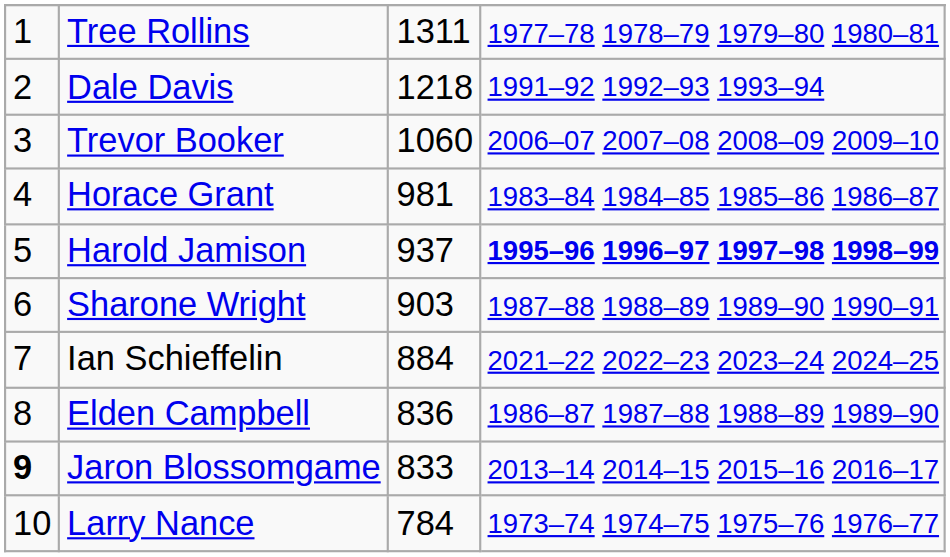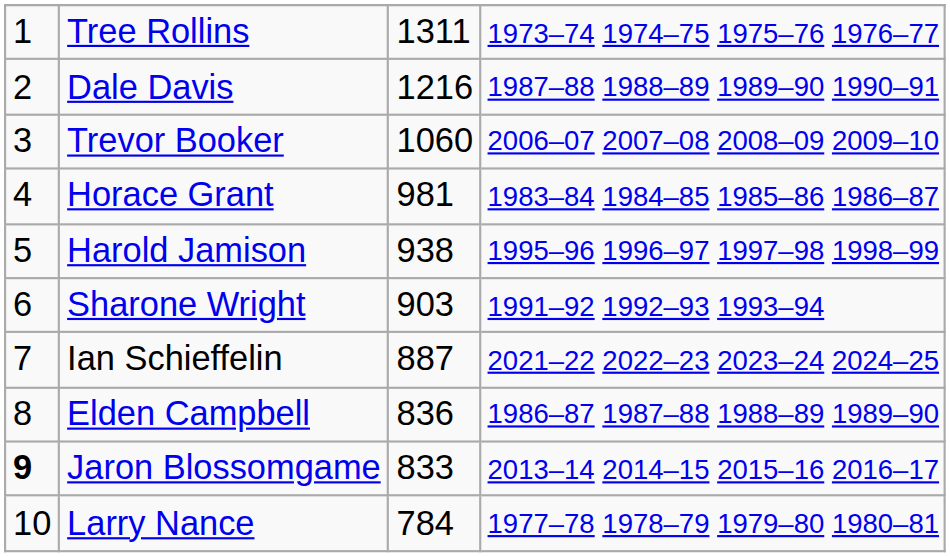(713, 32) 1977–78 1978–79 1979–80 1980–81 -> (713, 32) 1973–74 1974–75 1975–76 1976–77
(435, 86) 1218 -> (435, 86) 1216
(656, 87) 1991–92 1992–93 1993–94 -> (713, 87) 1987–88 1988–89 1989–90 1990–91
(425, 250) 937 -> (425, 250) 938
(713, 251) bold -> (713, 251) normal
(713, 305) 1987–88 1988–89 1989–90 1990–91 -> (656, 305) 1991–92 1992–93 1993–94
(425, 359) 884 -> (425, 359) 887
(713, 523) 1973–74 1974–75 1975–76 1976–77 -> (713, 523) 1977–78 1978–79 1979–80 1980–81
